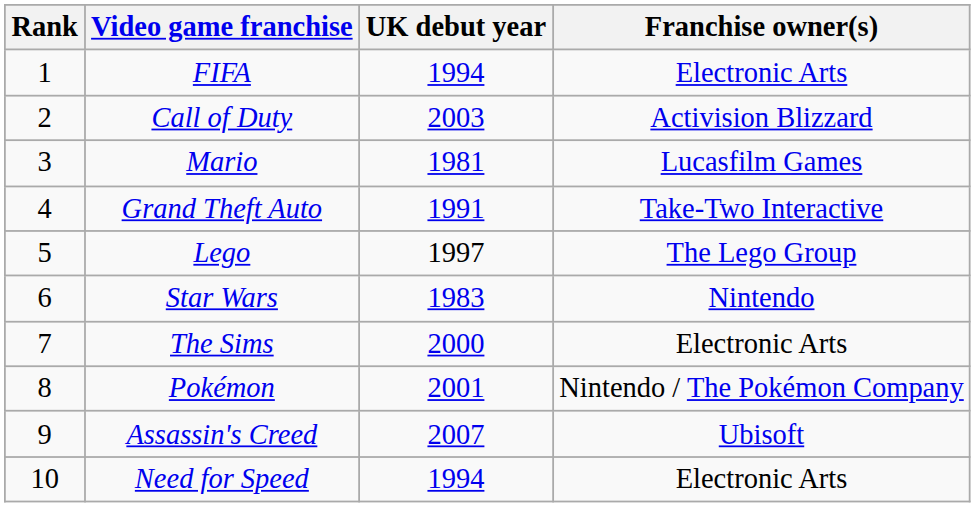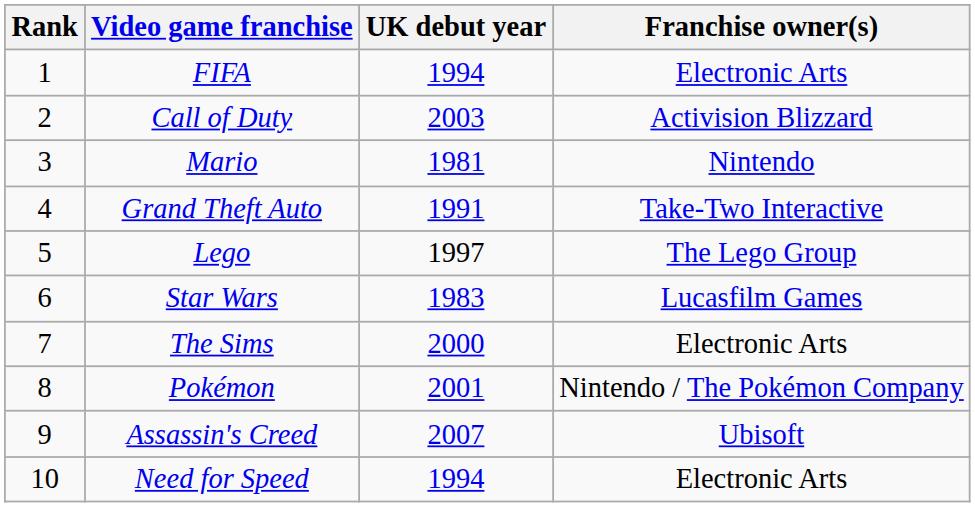(761, 162) Lucasfilm Games -> (761, 162) Nintendo
(761, 298) Nintendo -> (761, 298) Lucasfilm Games
